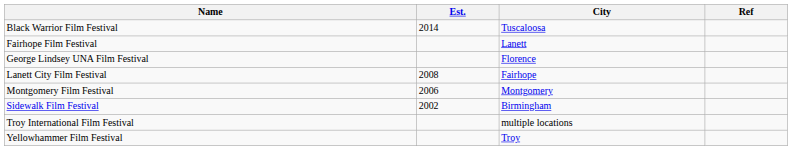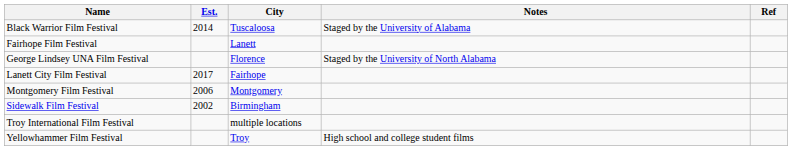+ column: (536, 12)
(429, 75) 2008 -> (203, 75) 2017
